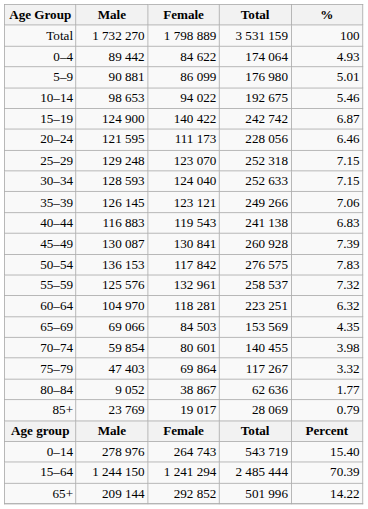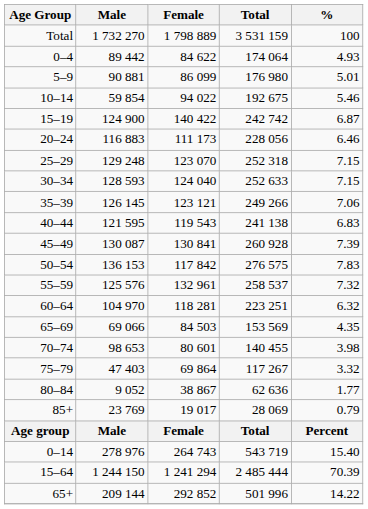(127, 98) 98 653 -> (127, 98) 59 854
(123, 139) 121 595 -> (124, 139) 116 883
(124, 222) 116 883 -> (123, 222) 121 595
(127, 347) 59 854 -> (127, 347) 98 653
